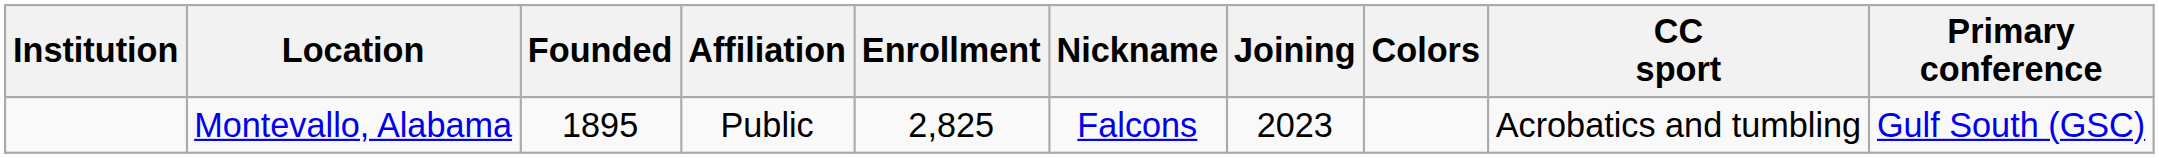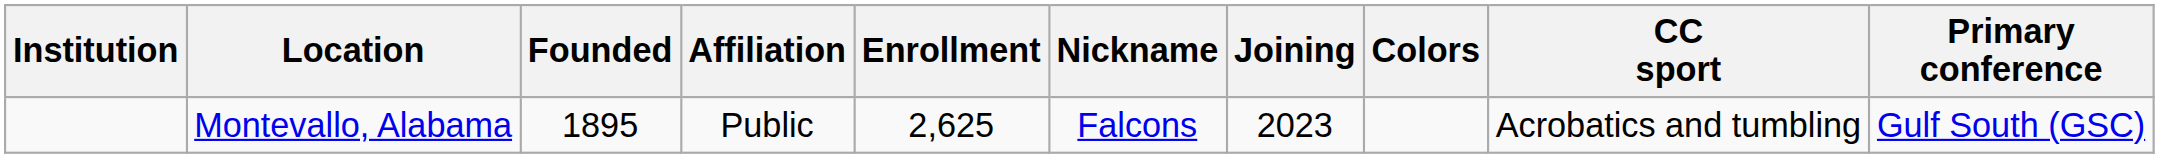(951, 124) 2,825 -> (951, 124) 2,625
